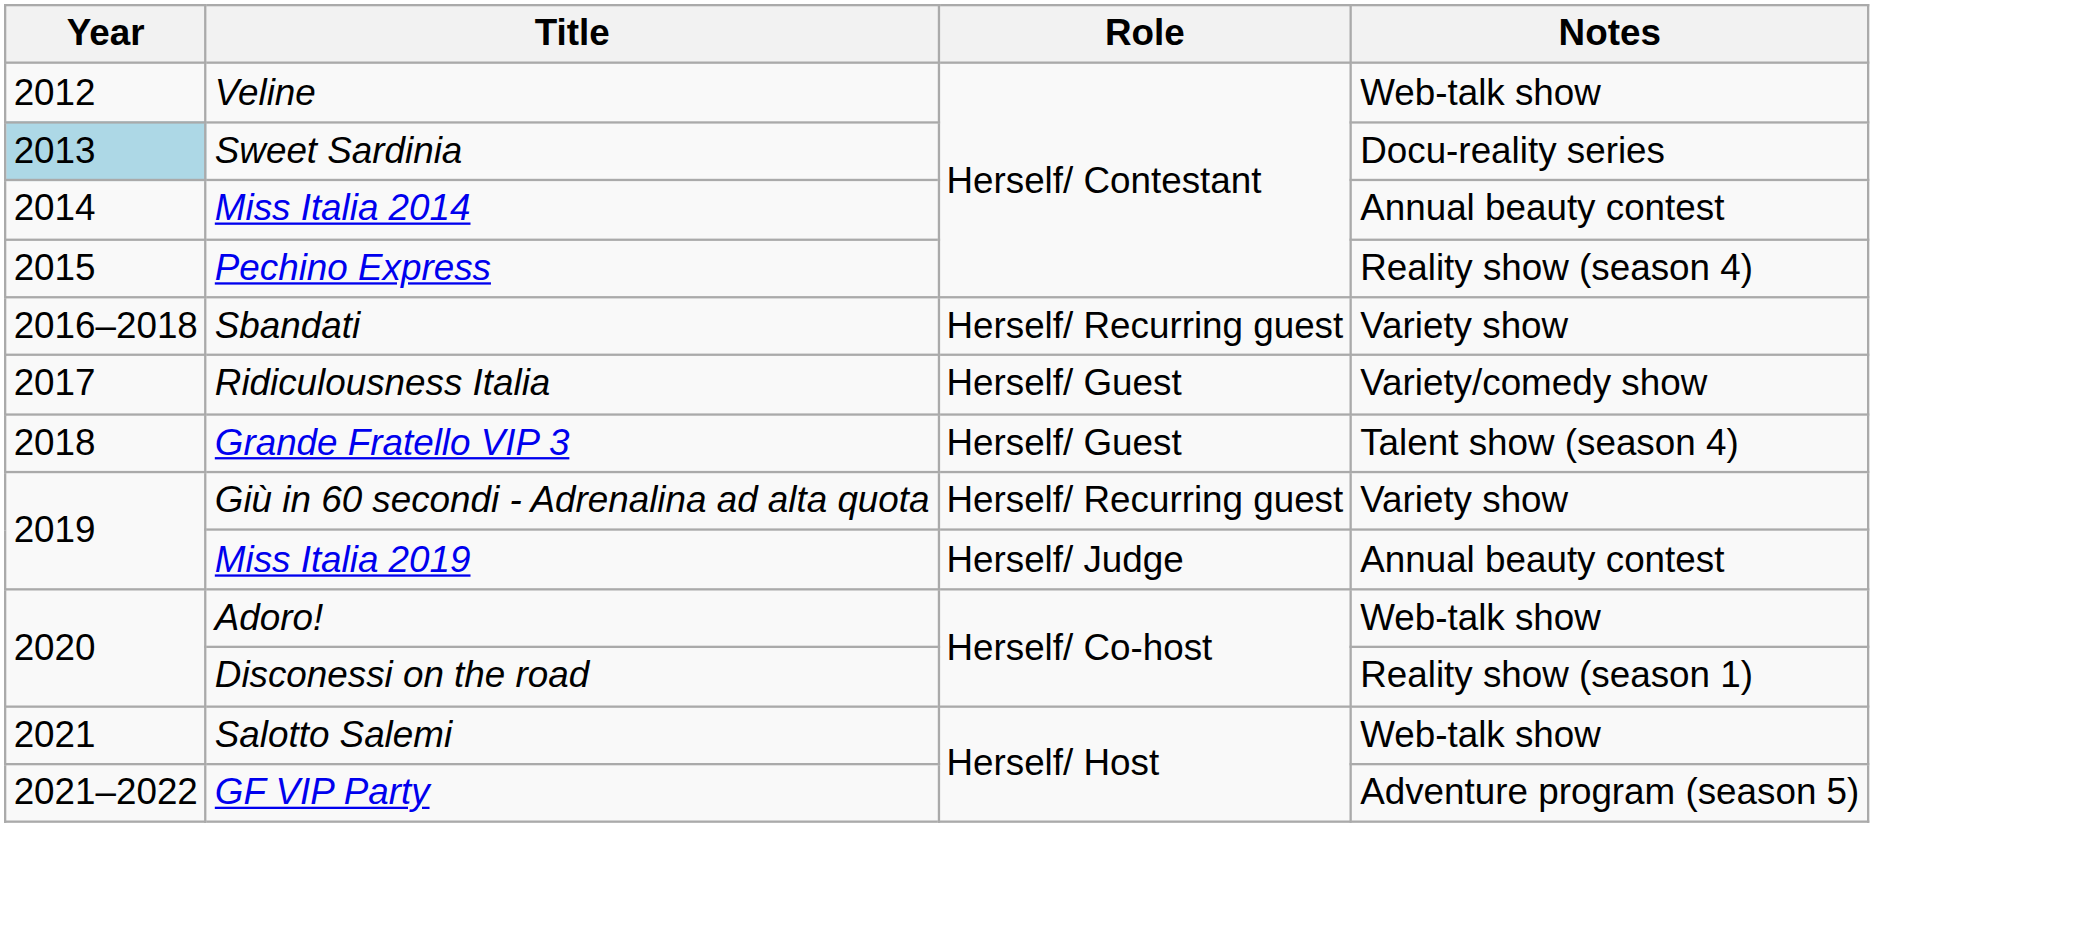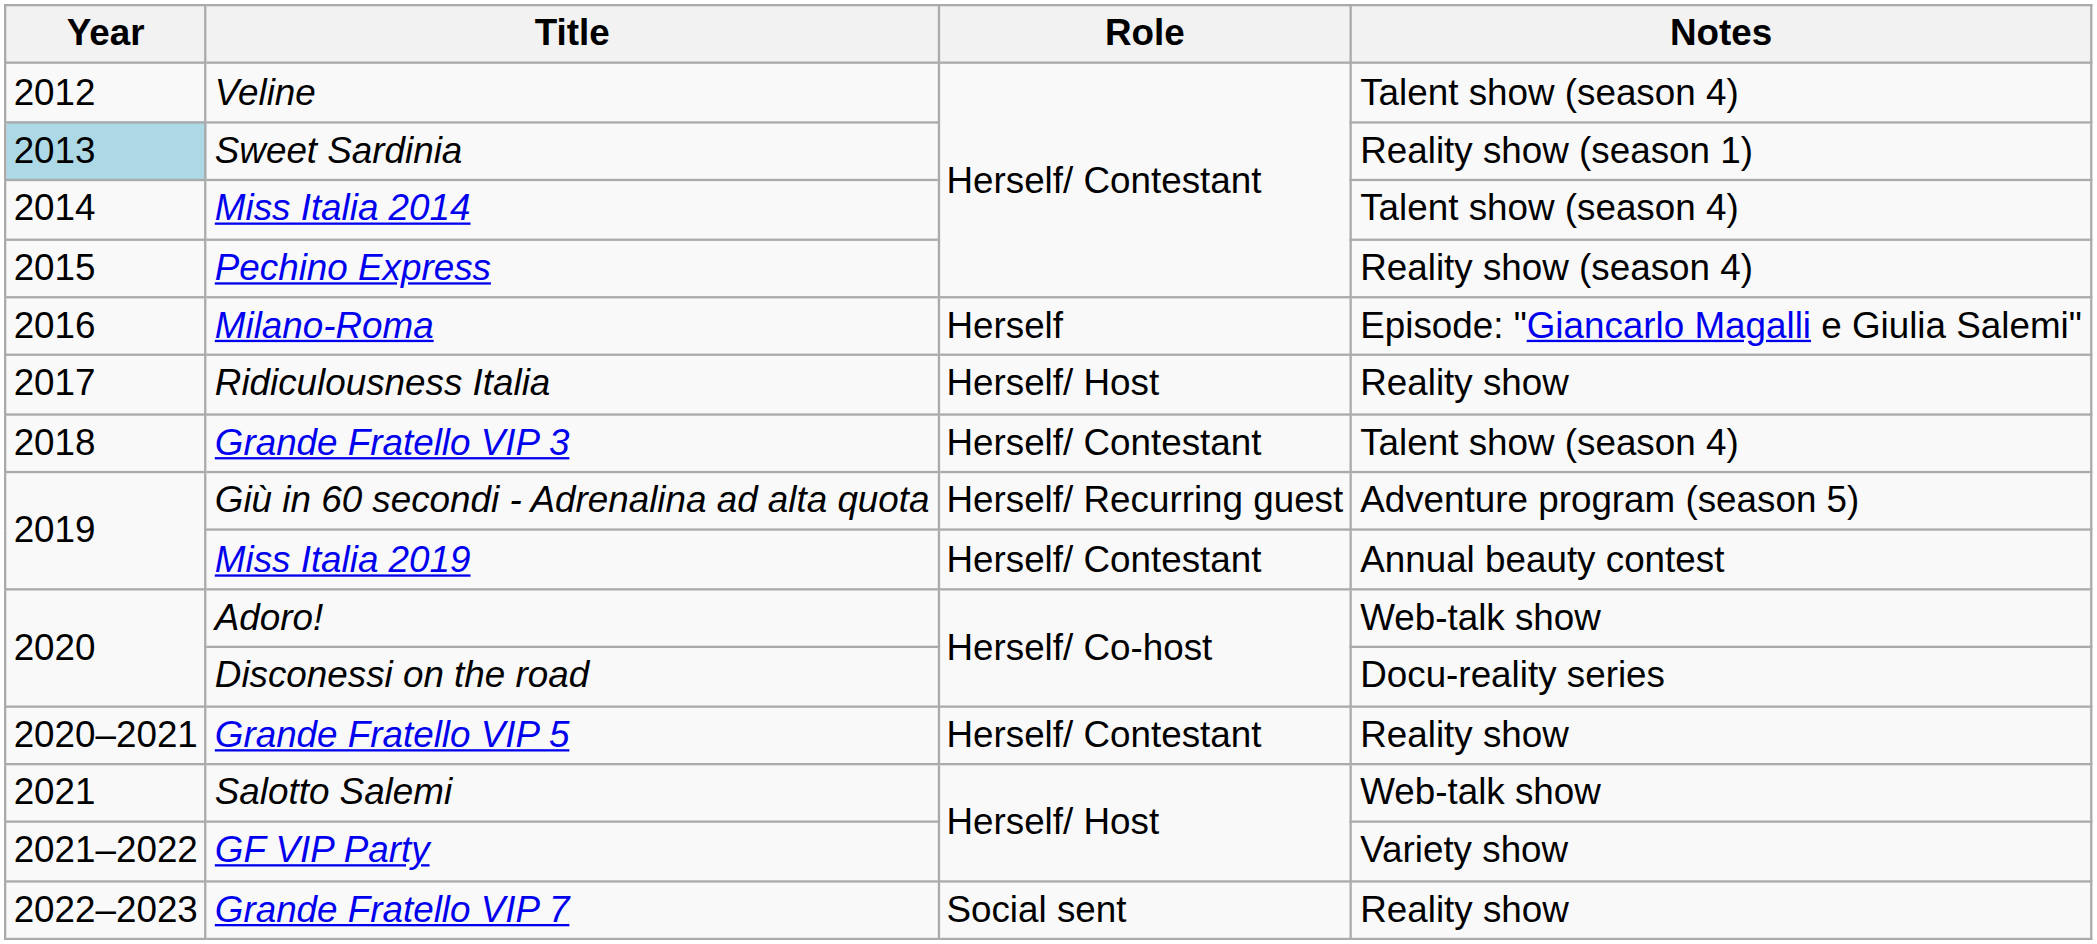(1481, 92) Web-talk show -> (1549, 92) Talent show (season 4)
(1513, 150) Docu-reality series -> (1557, 150) Reality show (season 1)
(1542, 208) Annual beauty contest -> (1549, 208) Talent show (season 4)
+ row: (324, 325)
- row: (287, 325)
(1064, 383) Herself/ Guest -> (1053, 383) Herself/ Host
(1534, 383) Variety/comedy show -> (1465, 383) Reality show
(1064, 442) Herself/ Guest -> (1104, 442) Herself/ Contestant
(1464, 500) Variety show -> (1610, 500) Adventure program (season 5)
(1065, 558) Herself/ Judge -> (1104, 558) Herself/ Contestant
(1557, 675) Reality show (season 1) -> (1513, 675) Docu-reality series
+ row: (392, 734)
(1610, 792) Adventure program (season 5) -> (1464, 850) Variety show
+ row: (392, 909)
